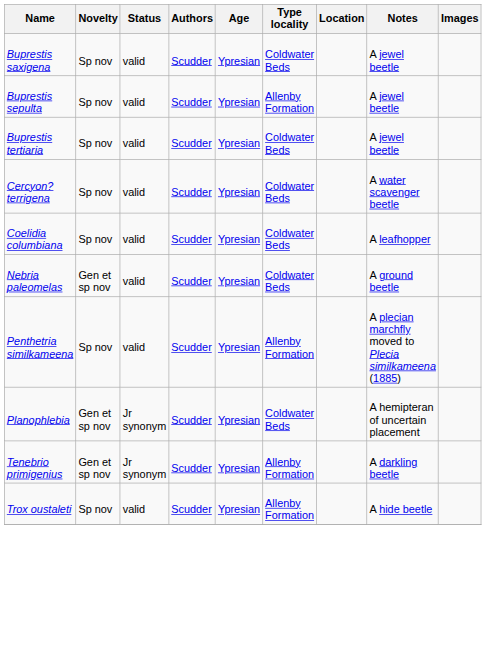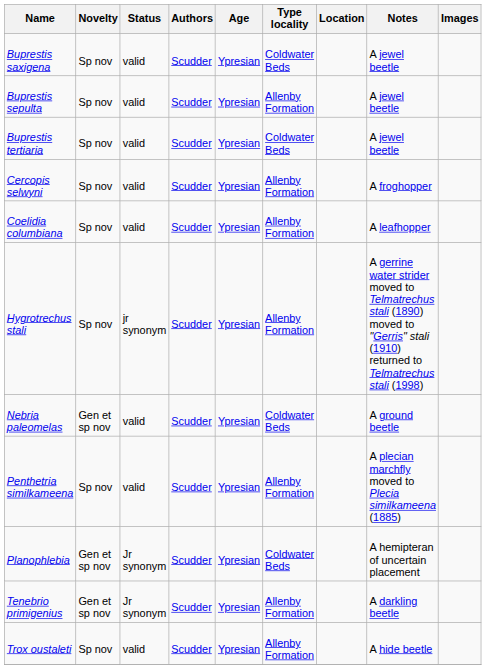+ row: (28, 186)
- row: (30, 192)
(290, 240) Coldwater Beds -> (290, 227) Allenby Formation
+ row: (39, 324)
